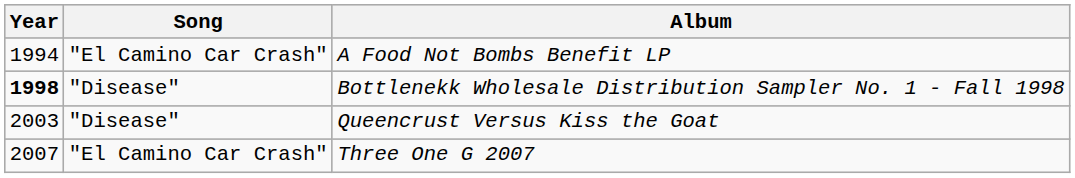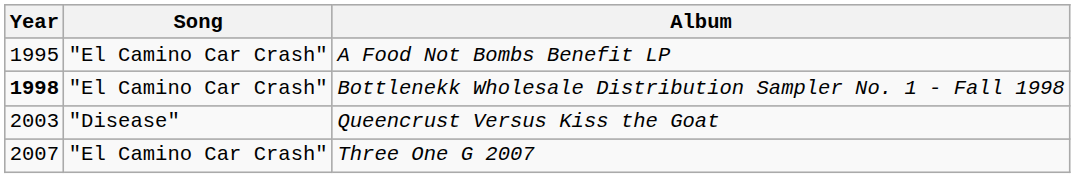(34, 55) 1994 -> (34, 55) 1995
(124, 88) "Disease" -> (198, 88) "El Camino Car Crash"
